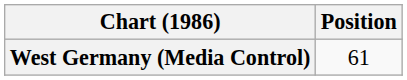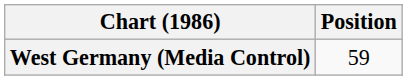(359, 57) 61 -> (359, 57) 59
